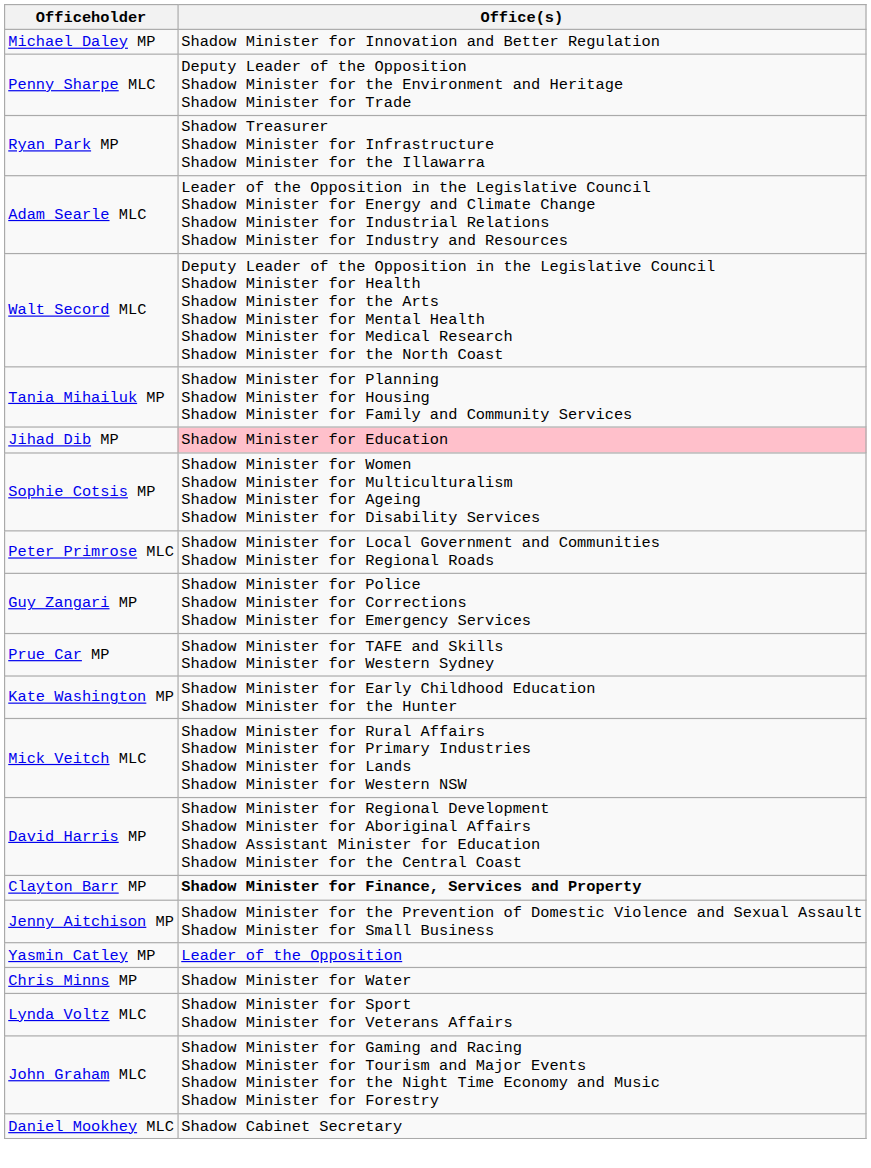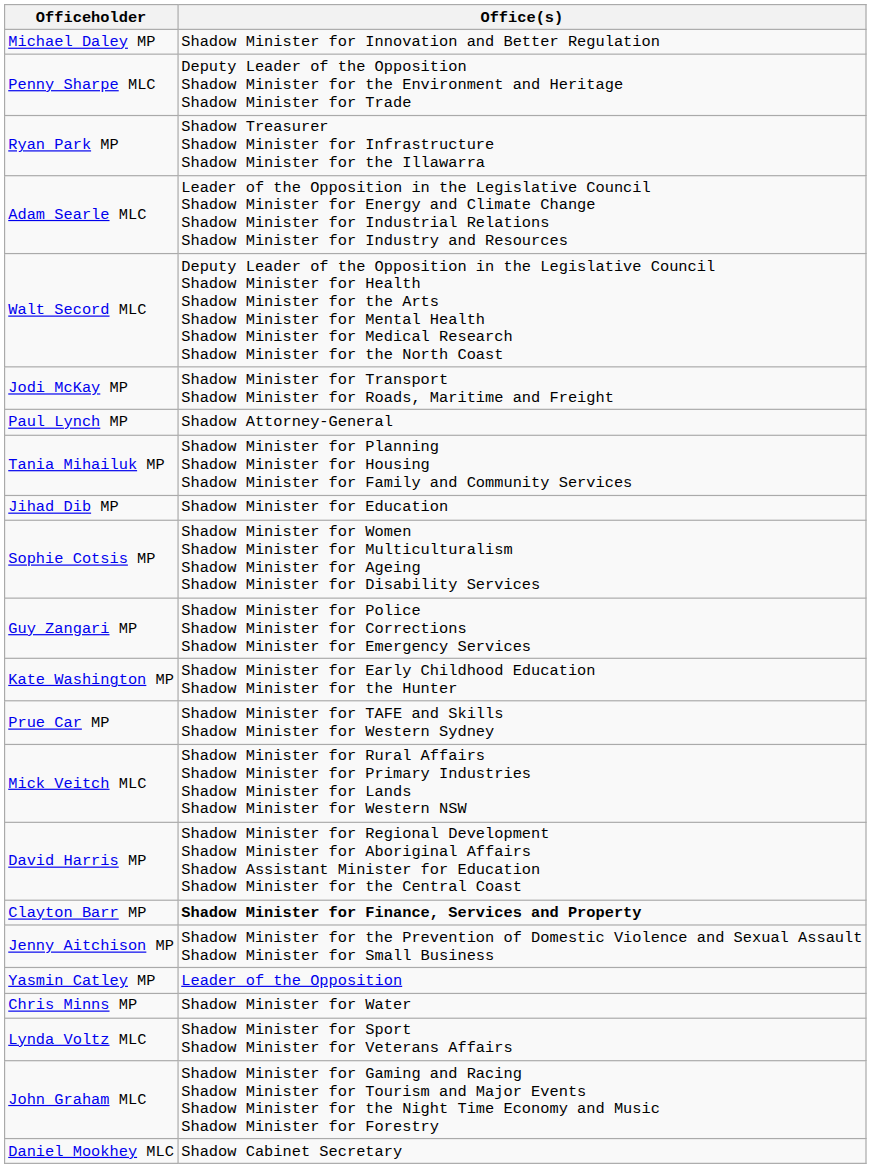+ row: (68, 388)
+ row: (68, 422)
(315, 440) pink background -> (315, 508) no background
- row: (91, 552)
rows swapped: (91, 698) <-> (59, 655)
